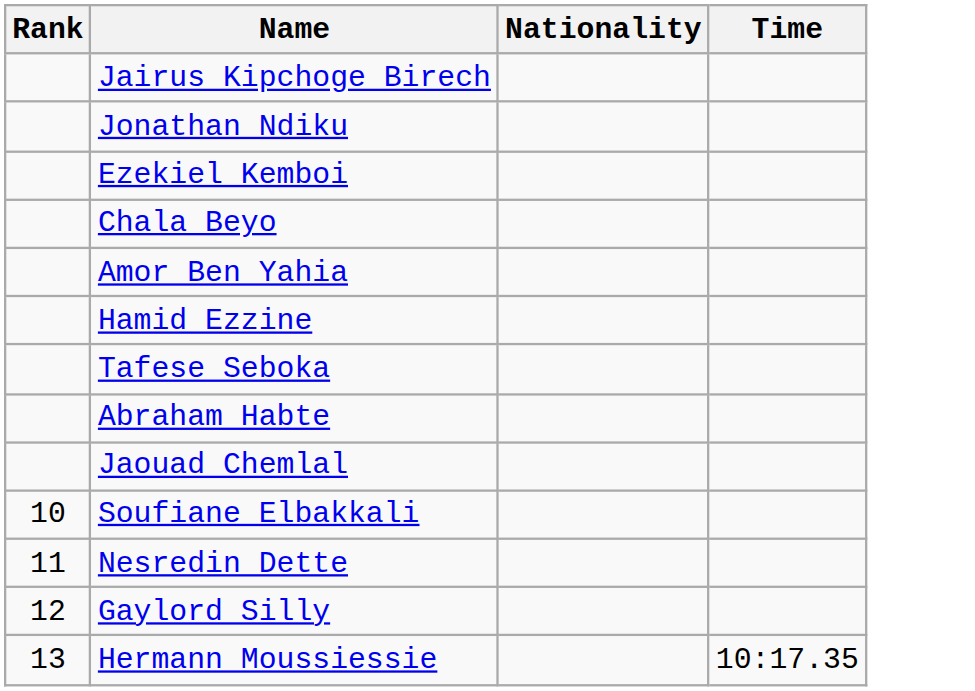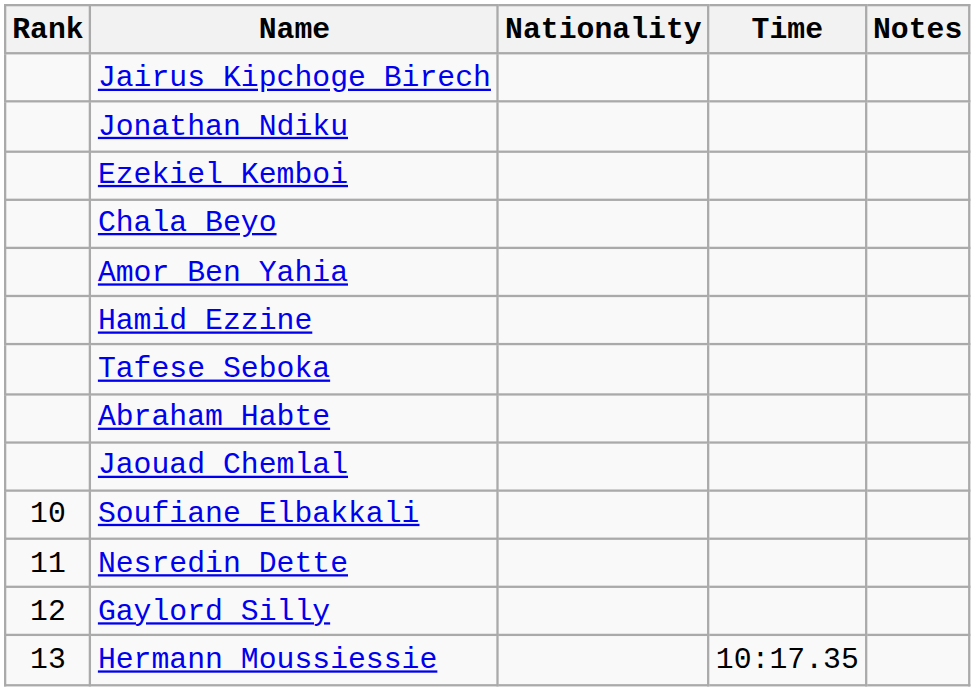+ column: (918, 29)
